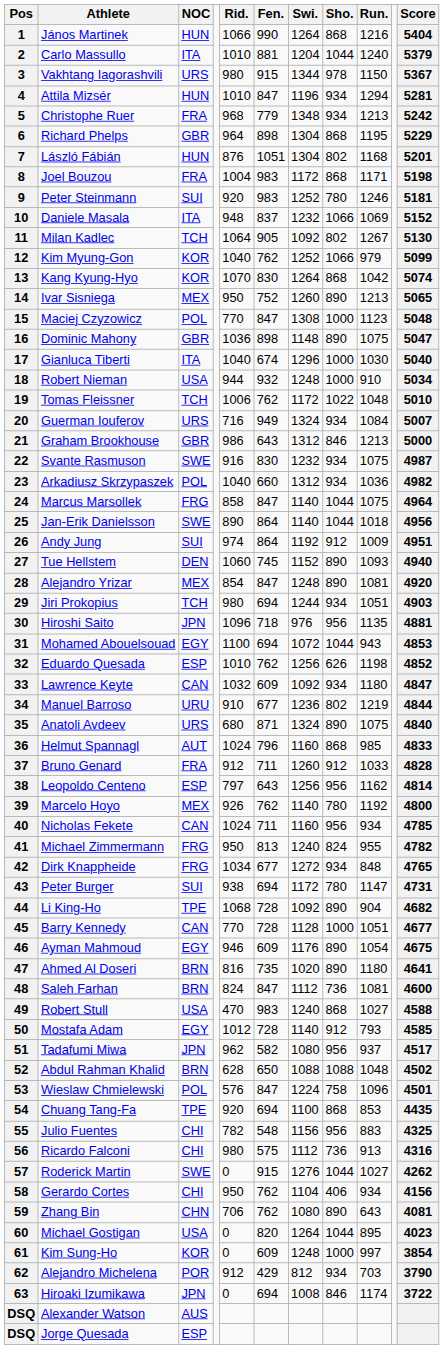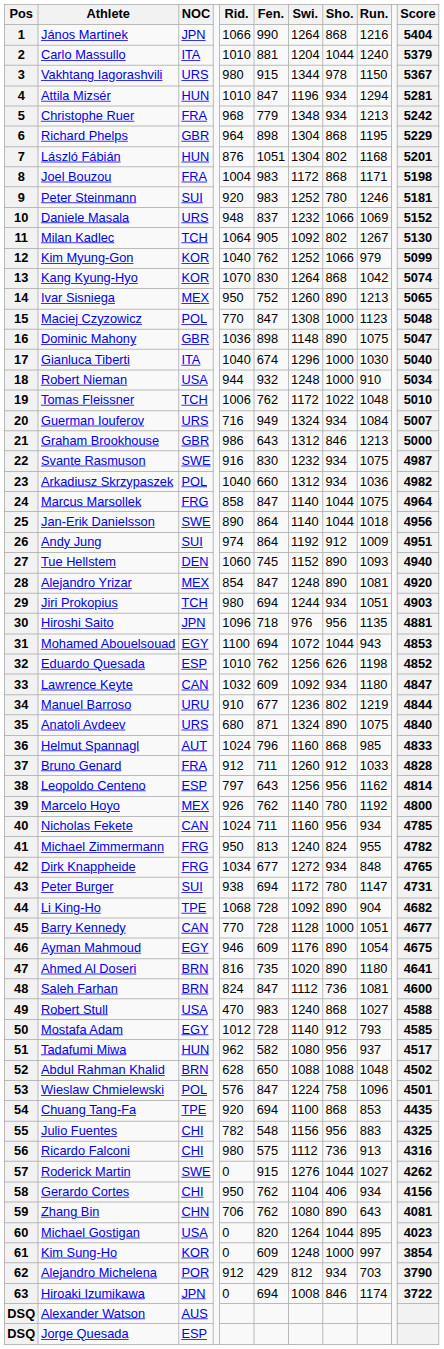(195, 34) HUN -> (193, 34) JPN
(191, 217) ITA -> (195, 217) URS
(193, 1049) JPN -> (195, 1049) HUN
